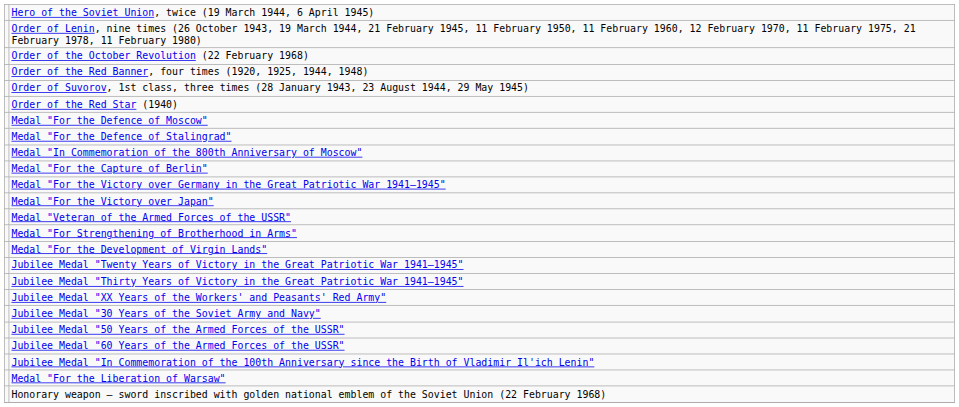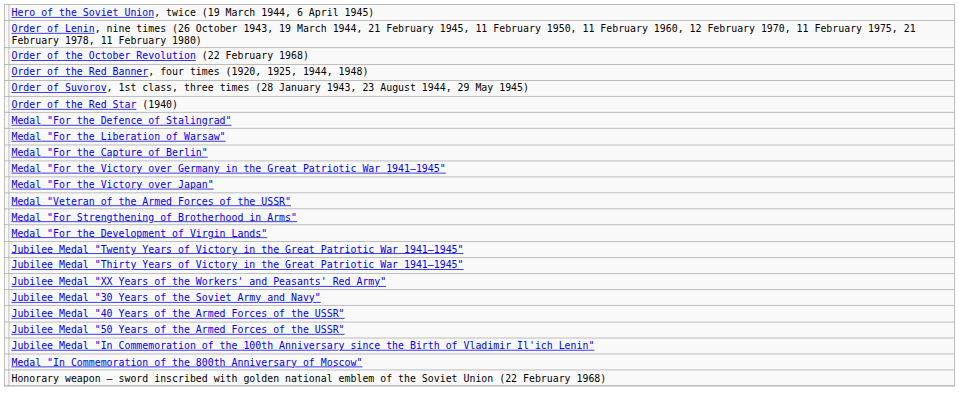- row: (110, 120)
rows swapped: (119, 378) <-> (187, 153)
+ row: (178, 314)
- row: (178, 346)
